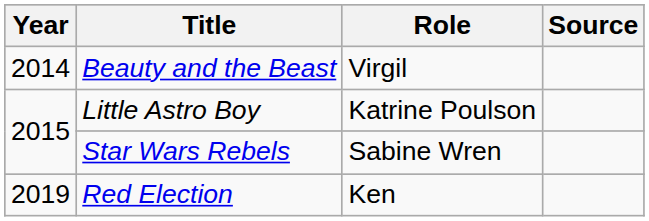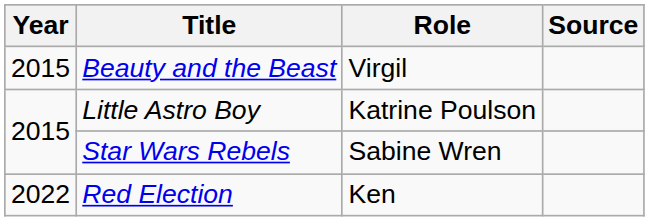(40, 67) 2014 -> (40, 67) 2015
(40, 194) 2019 -> (40, 194) 2022
